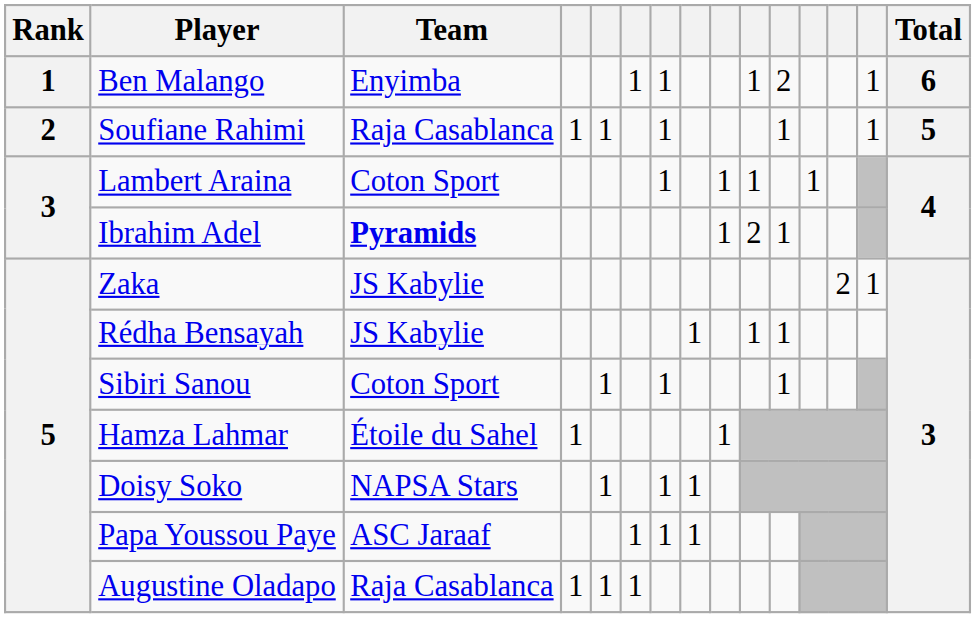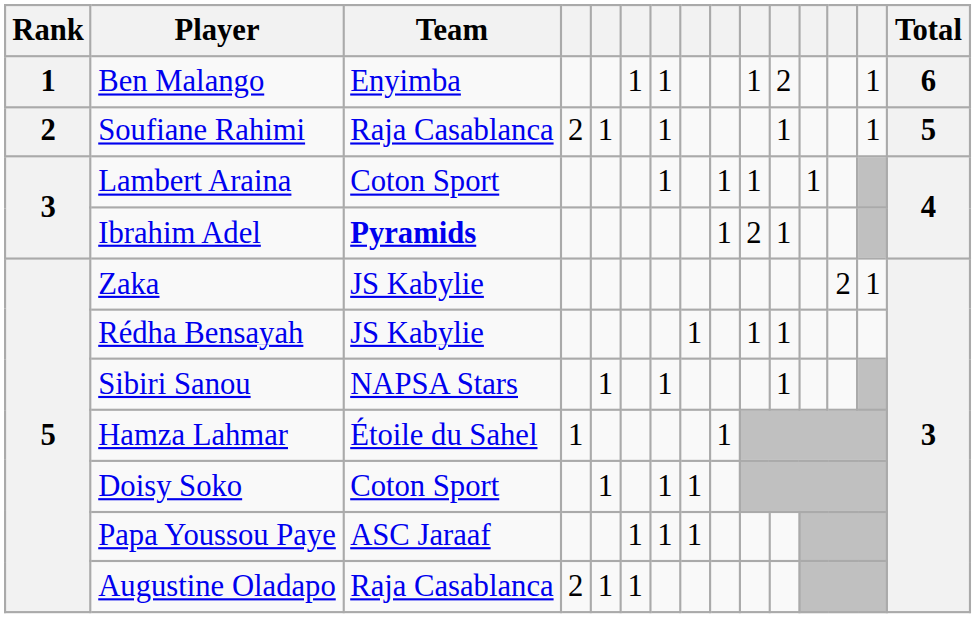(576, 131) 1 -> (576, 131) 2
(425, 384) Coton Sport -> (434, 384) NAPSA Stars
(434, 485) NAPSA Stars -> (425, 485) Coton Sport
(576, 586) 1 -> (576, 586) 2
